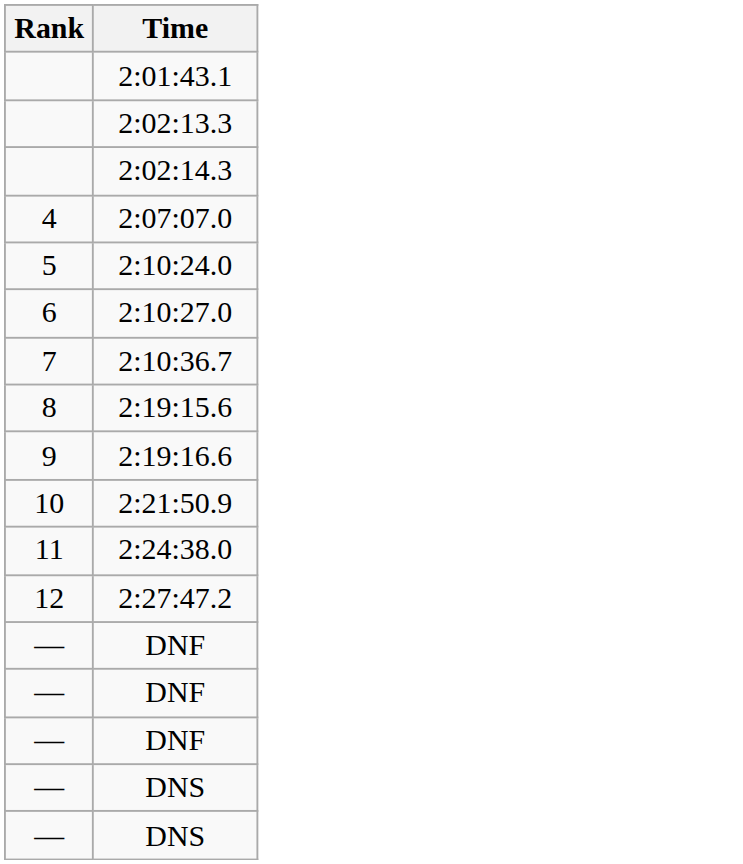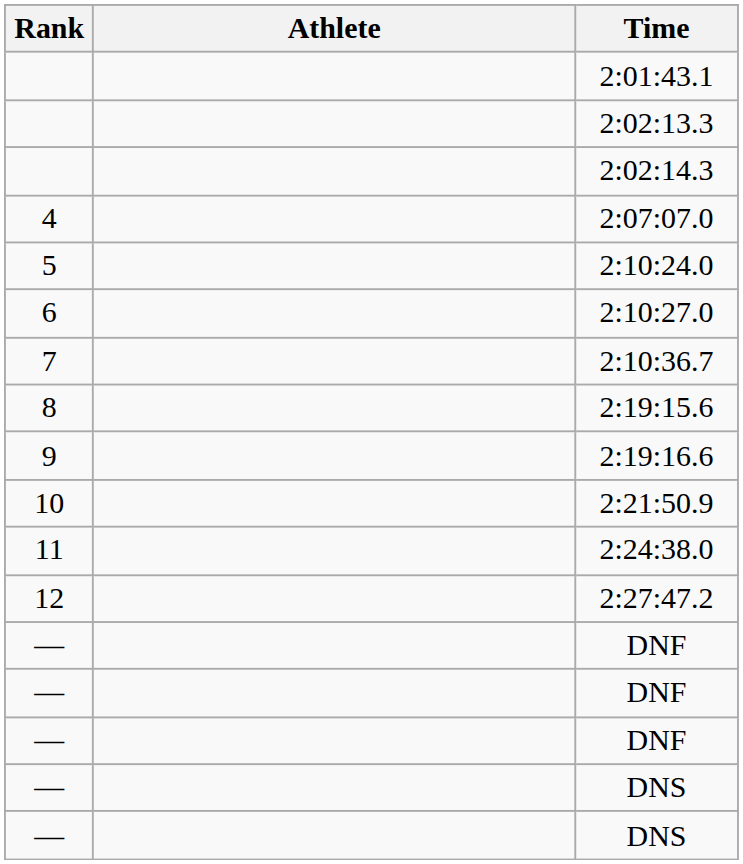+ column: (334, 28)
